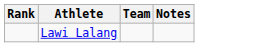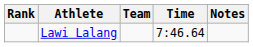+ column: (180, 14)
